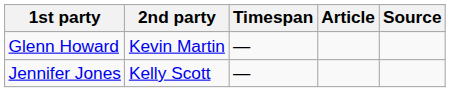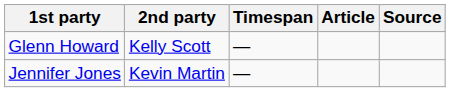(177, 45) Kevin Martin -> (170, 45) Kelly Scott
(170, 73) Kelly Scott -> (177, 73) Kevin Martin
